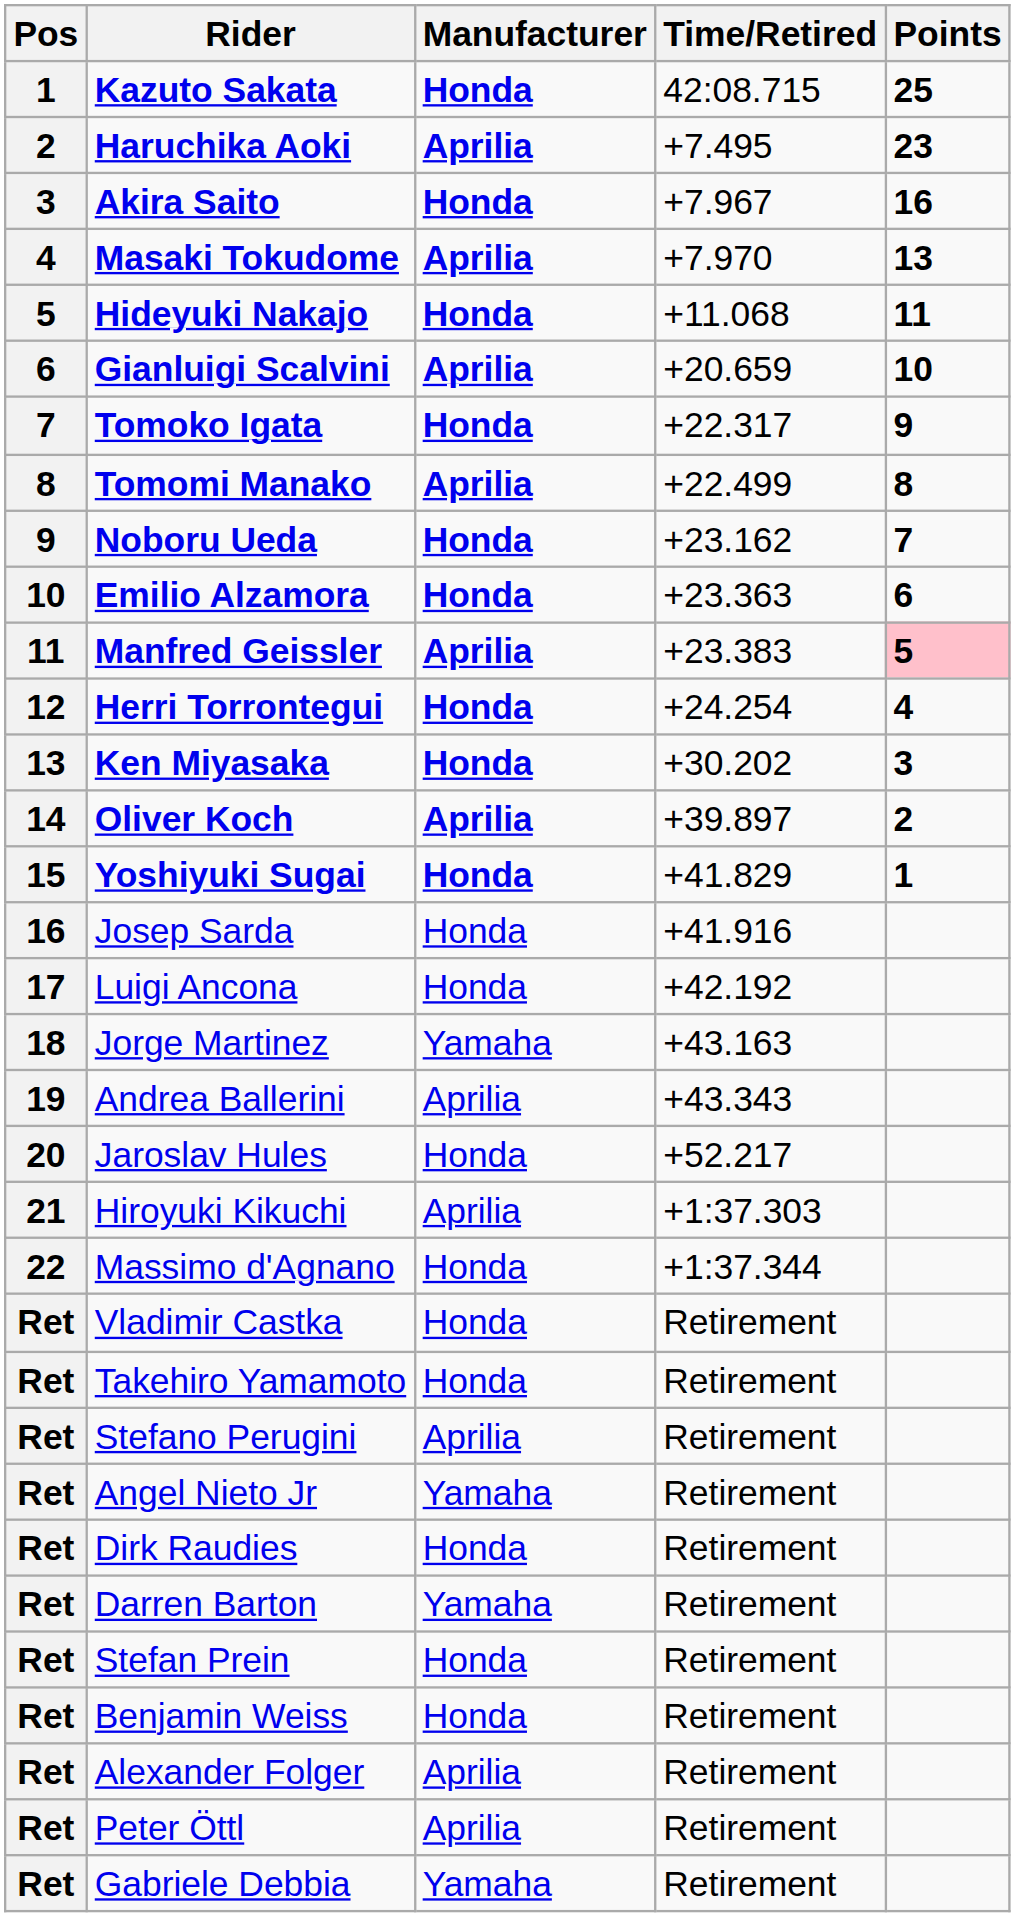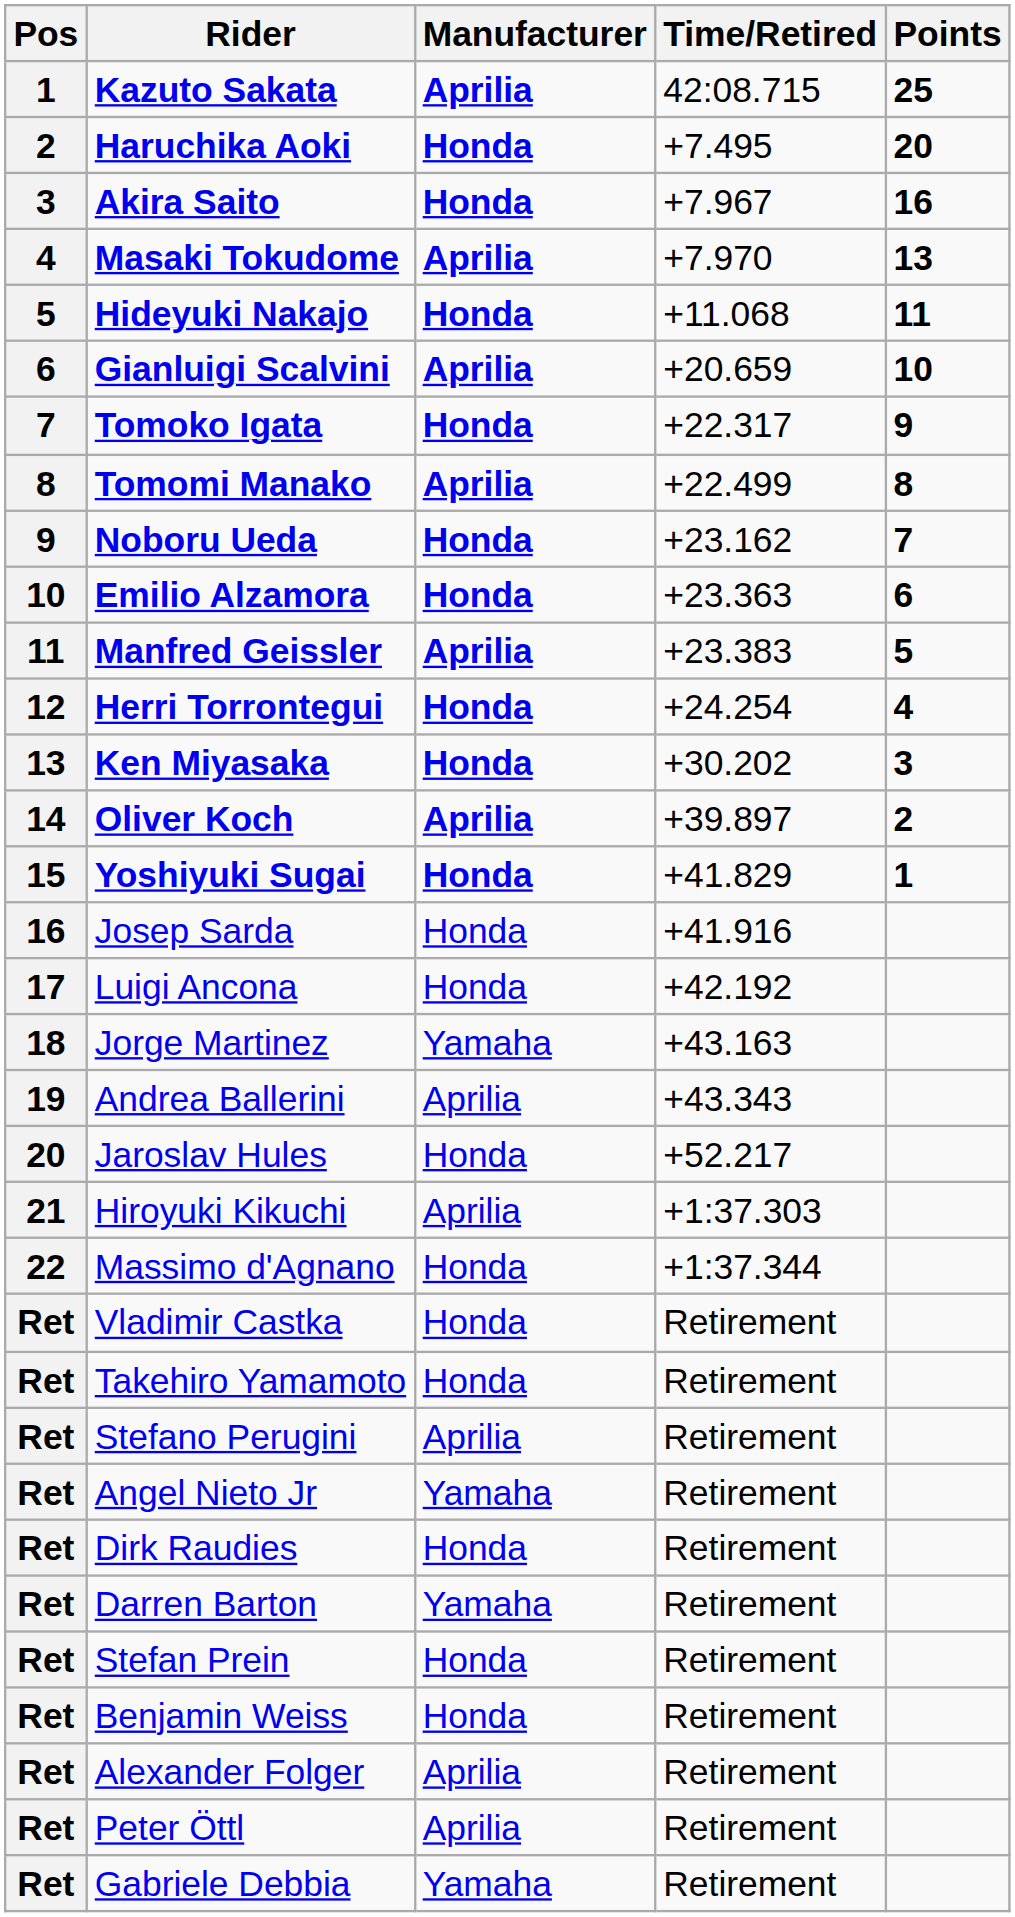(478, 89) Honda -> (478, 89) Aprilia
(478, 146) Aprilia -> (478, 146) Honda
(913, 146) 23 -> (913, 146) 20
(903, 650) pink background -> (903, 650) no background
